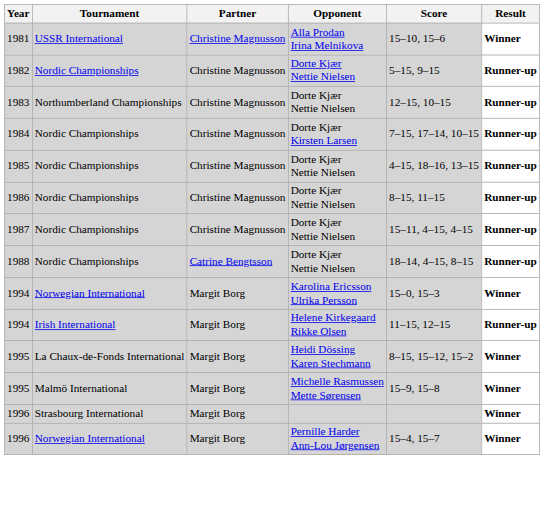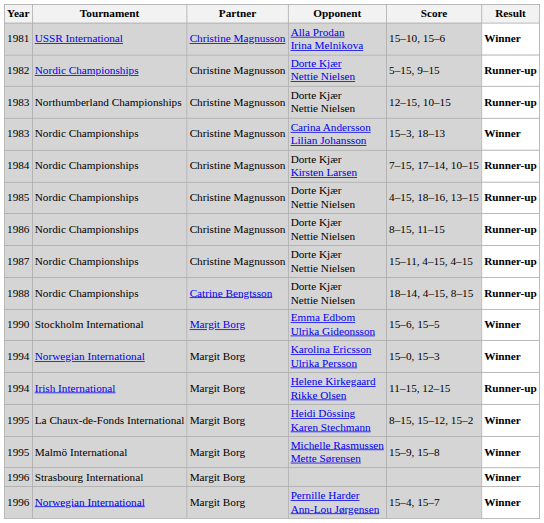+ row: (18, 134)
+ row: (18, 325)
